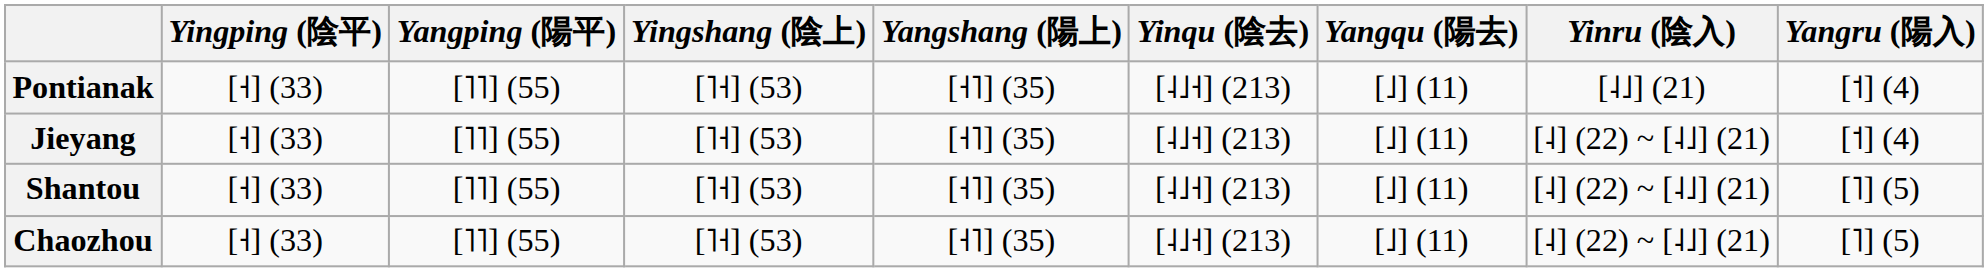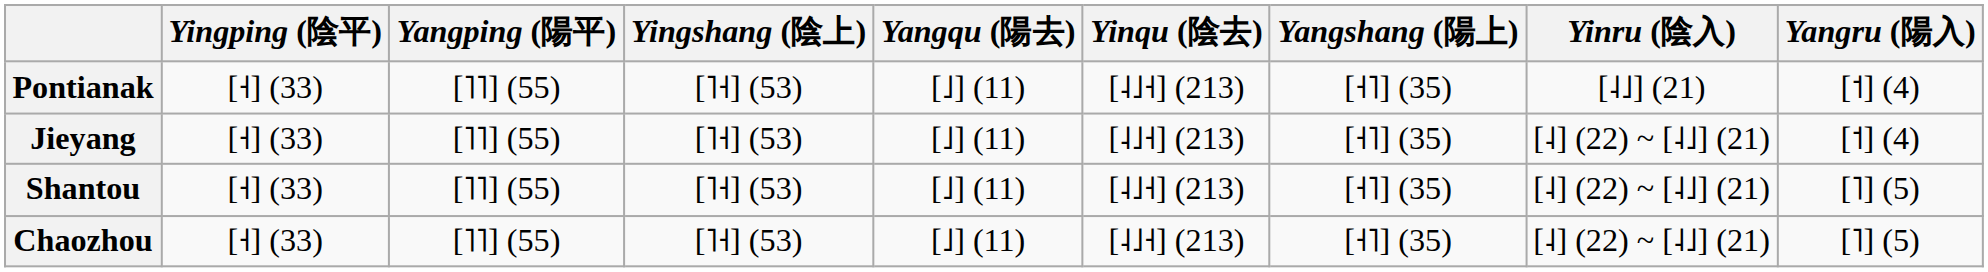columns swapped: (1001, 32) <-> (1421, 32)
